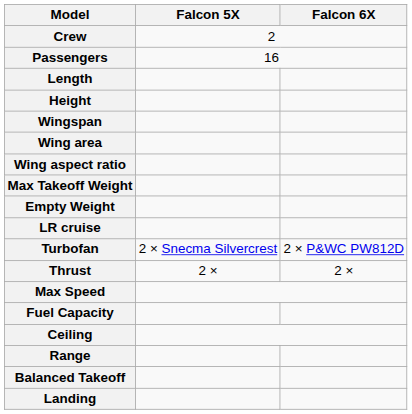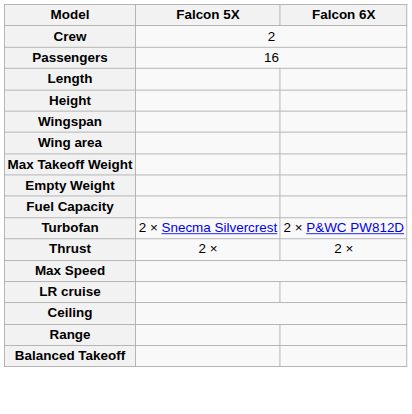- row: (70, 164)
rows swapped: (70, 313) <-> (70, 228)
- row: (70, 398)
